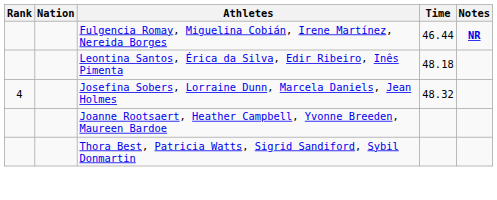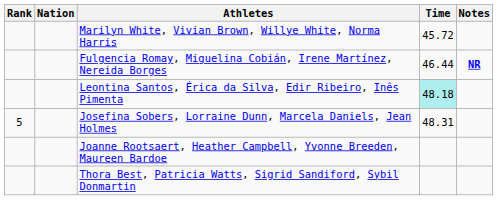+ row: (230, 36)
(438, 65) no background -> (438, 94) paleturquoise background
(19, 94) 4 -> (19, 123) 5
(438, 94) 48.32 -> (438, 123) 48.31
